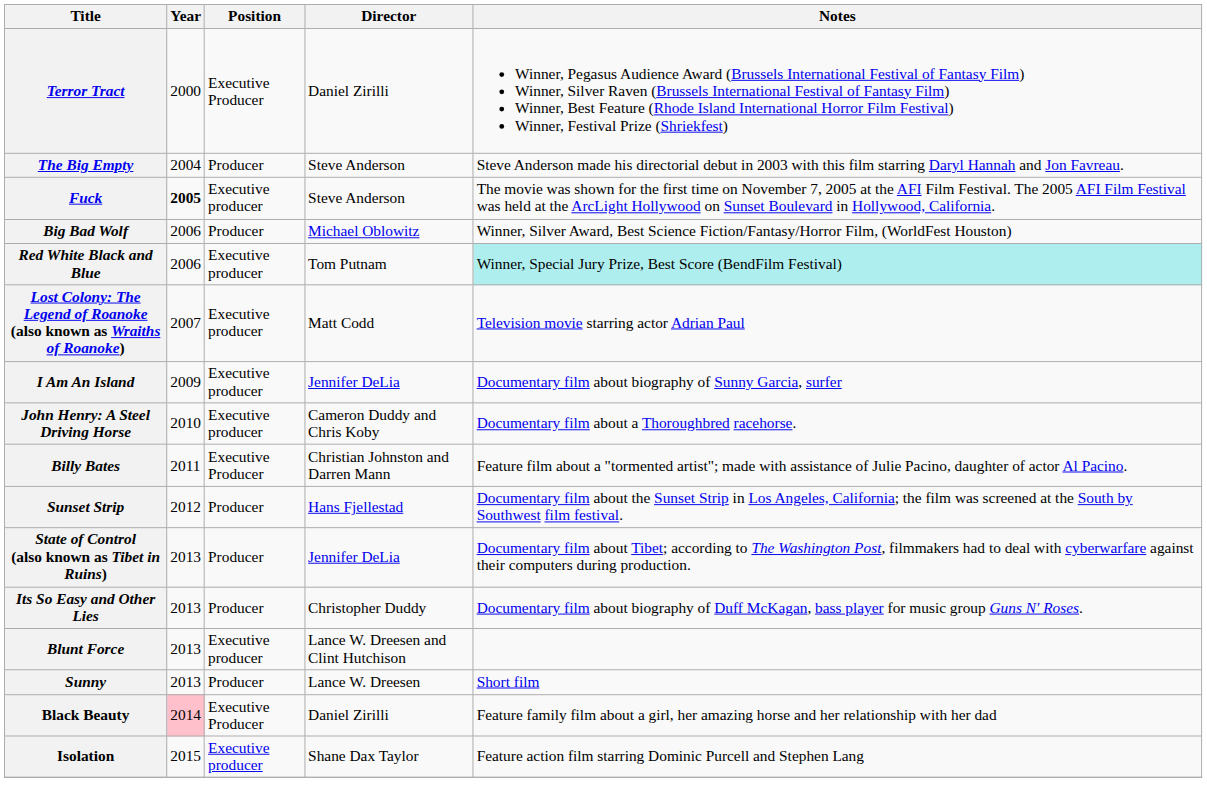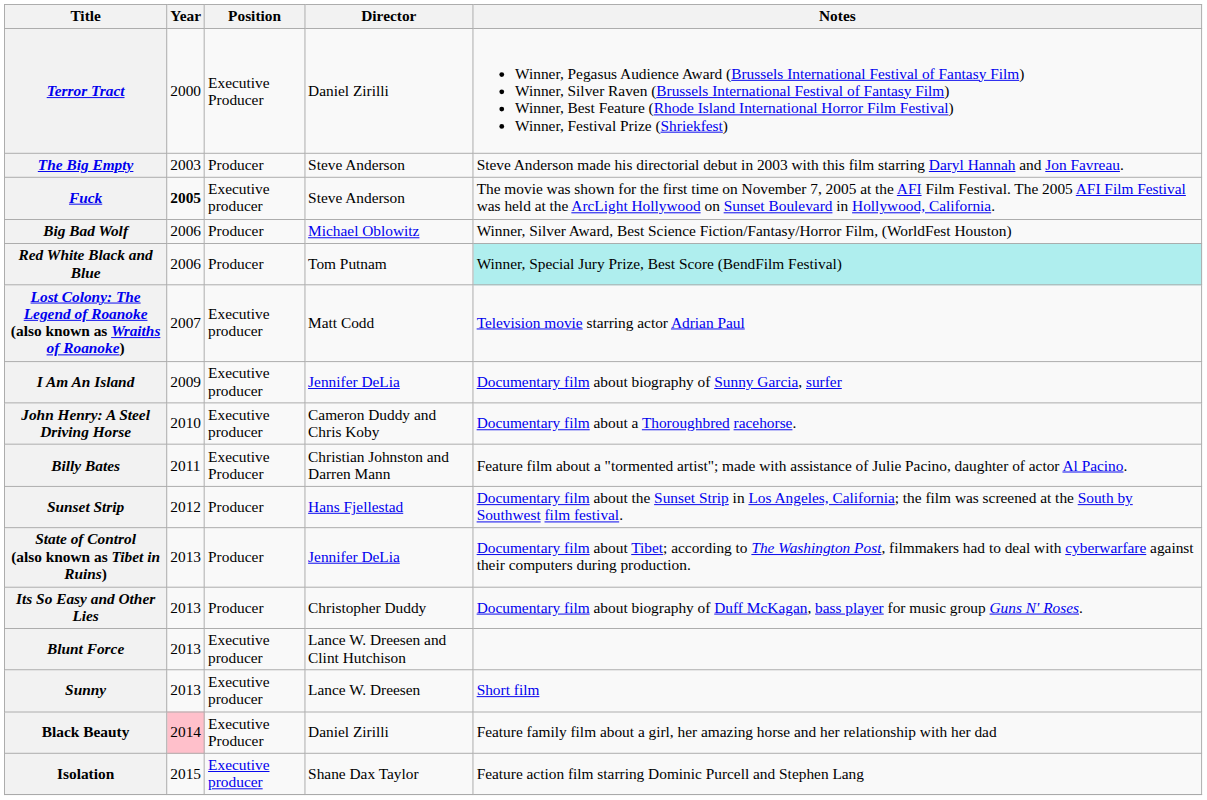(186, 165) 2004 -> (186, 165) 2003
(239, 264) Executive producer -> (236, 264) Producer
(236, 682) Producer -> (239, 690) Executive producer
